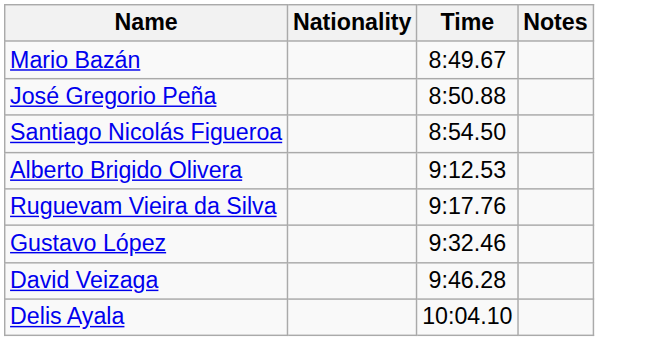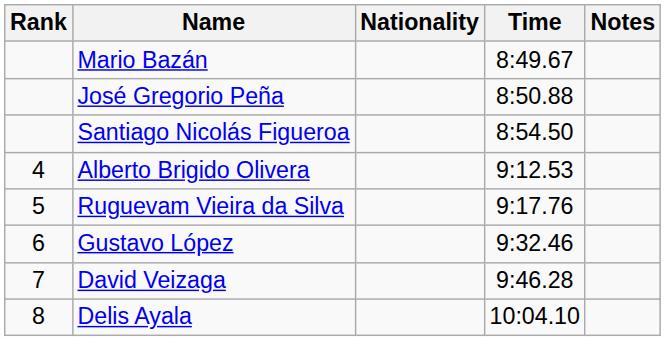+ column: (38, 22)
